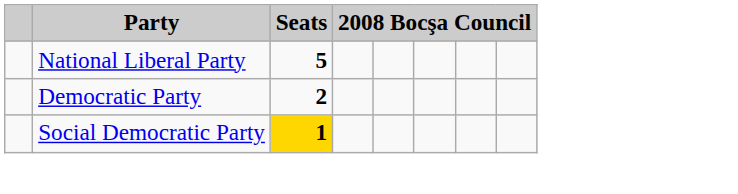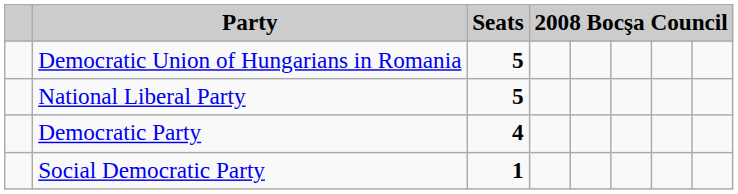+ row: (250, 59)
(321, 96) 2 -> (518, 133) 4
(321, 133) gold background -> (518, 170) no background
